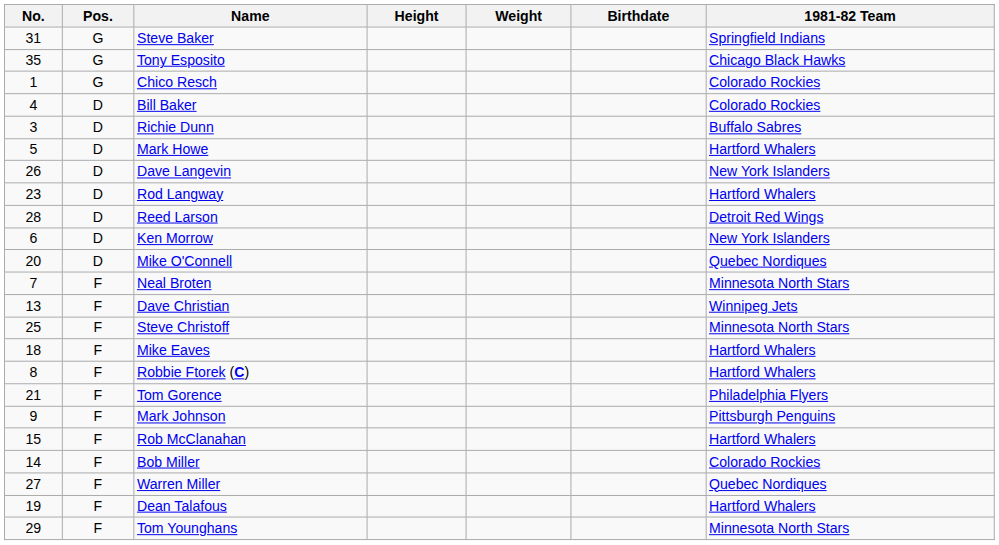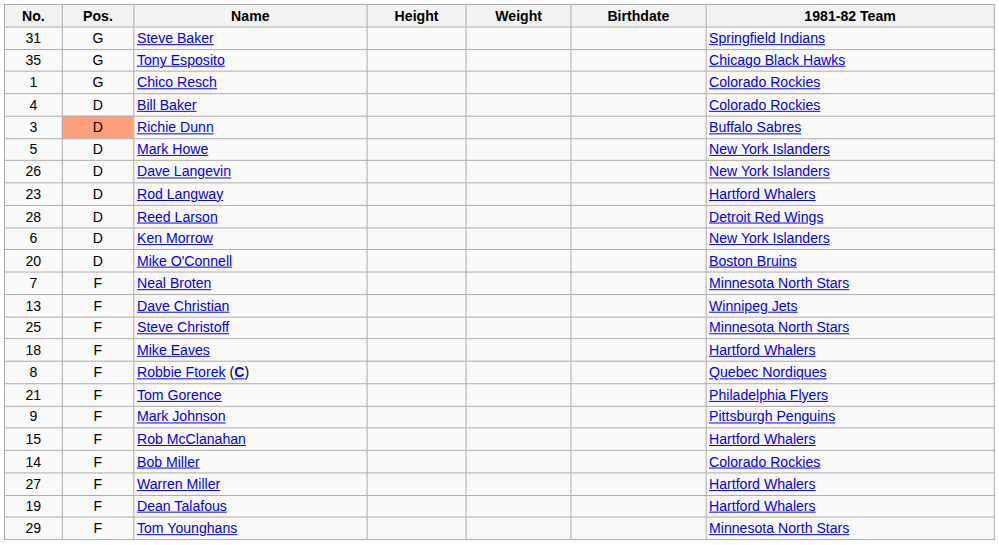(98, 128) no background -> (98, 128) lightsalmon background
(762, 150) Hartford Whalers -> (769, 150) New York Islanders
(768, 261) Quebec Nordiques -> (753, 261) Boston Bruins
(762, 373) Hartford Whalers -> (768, 373) Quebec Nordiques
(768, 484) Quebec Nordiques -> (762, 484) Hartford Whalers
